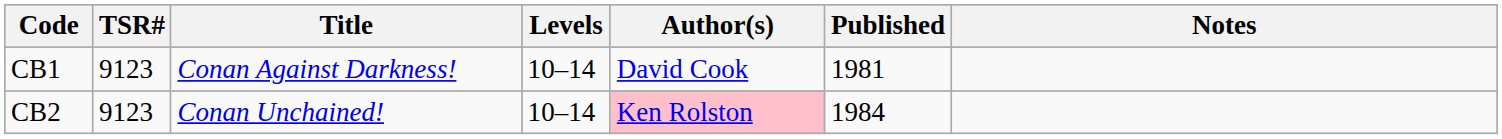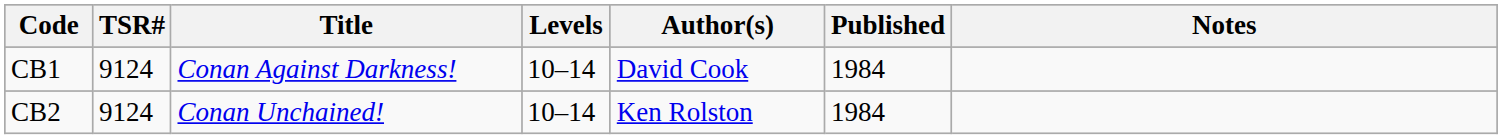(126, 68) 9123 -> (126, 68) 9124
(858, 68) 1981 -> (858, 68) 1984
(126, 111) 9123 -> (126, 111) 9124
(685, 111) pink background -> (685, 111) no background
